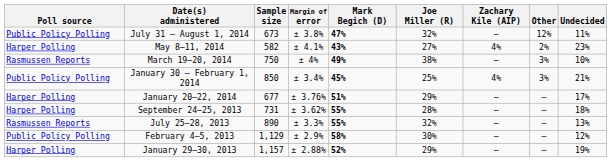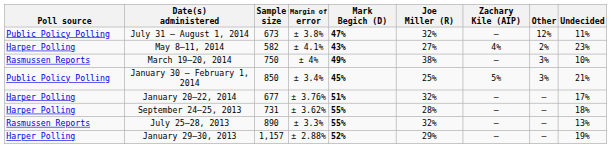(496, 79) 4% -> (496, 79) 5%
(429, 97) 29% -> (429, 97) 32%
- row: (190, 137)
